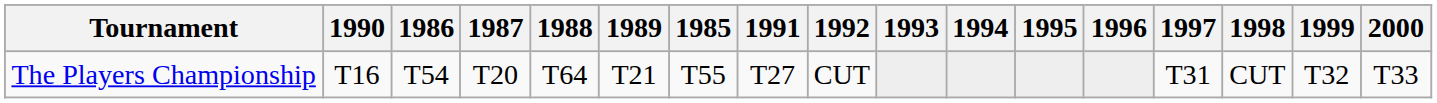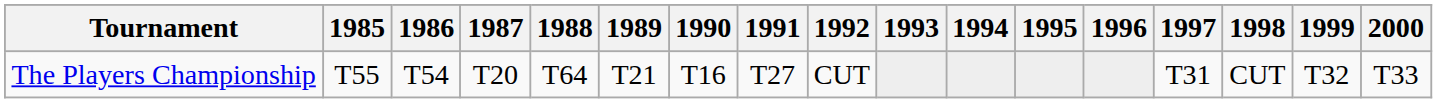columns swapped: (703, 27) <-> (357, 27)
